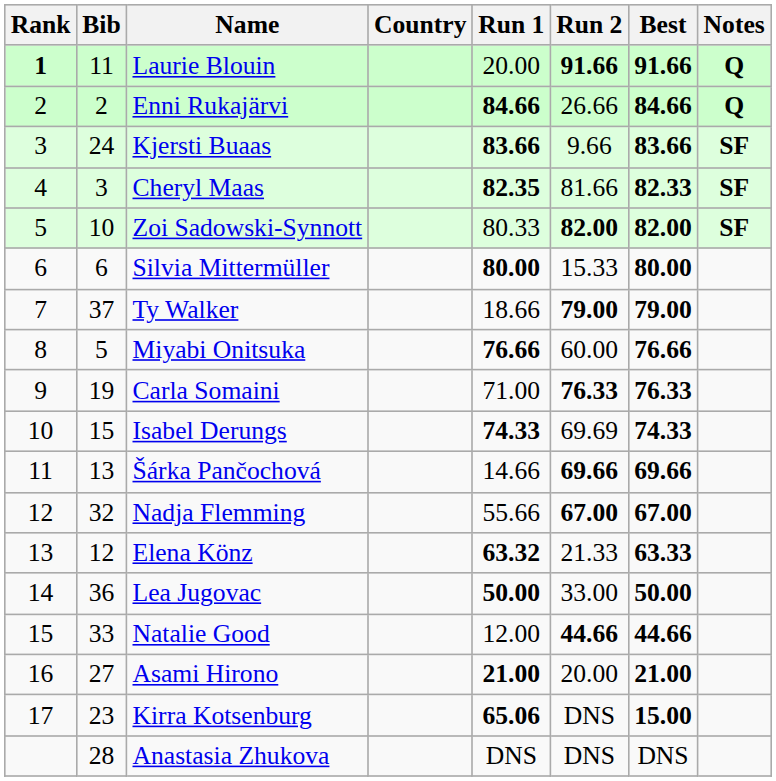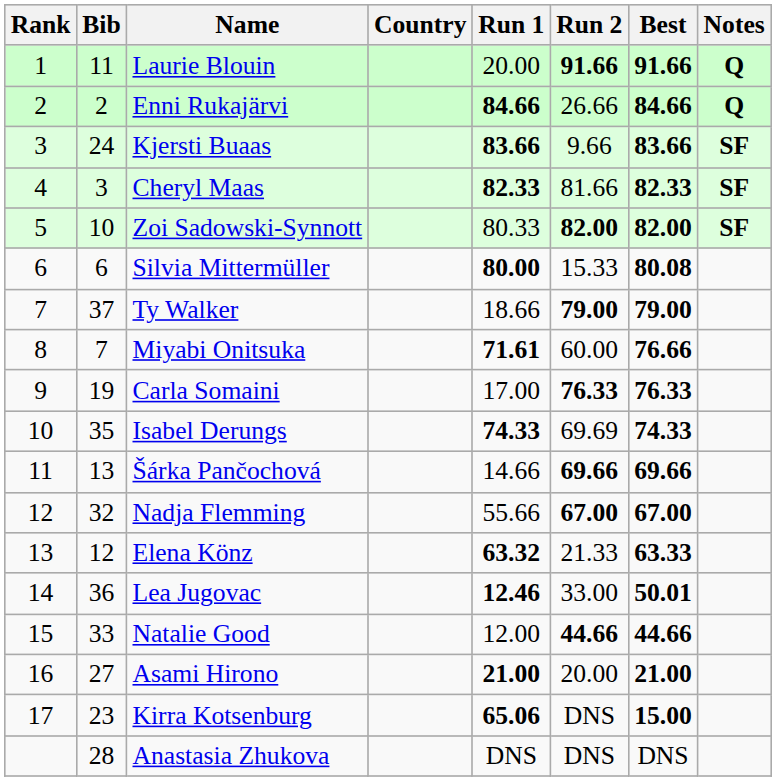(41, 65) bold -> (41, 65) normal
(511, 187) 82.35 -> (511, 187) 82.33
(663, 268) 80.00 -> (663, 268) 80.08
(101, 349) 5 -> (101, 349) 7
(511, 349) 76.66 -> (511, 349) 71.61
(511, 390) 71.00 -> (511, 390) 17.00
(101, 430) 15 -> (101, 430) 35
(511, 593) 50.00 -> (511, 593) 12.46
(663, 593) 50.00 -> (663, 593) 50.01
